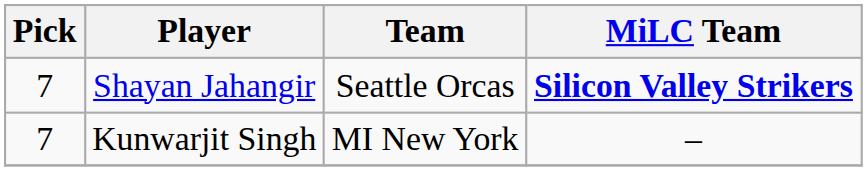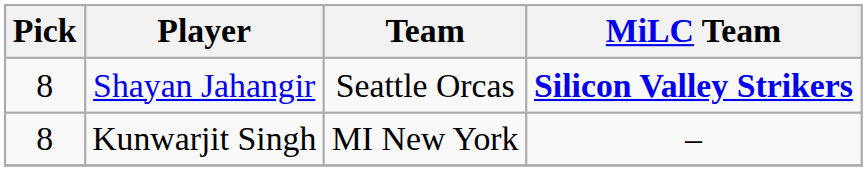(45, 84) 7 -> (45, 84) 8
(45, 138) 7 -> (45, 138) 8
